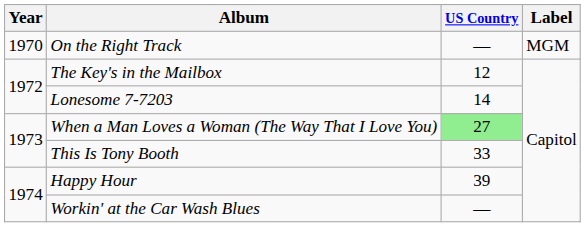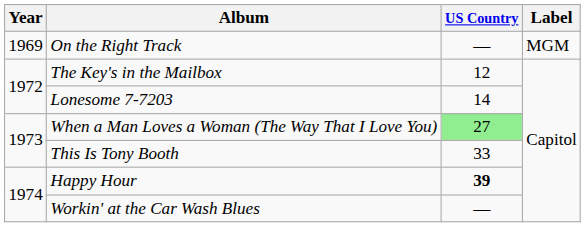(26, 45) 1970 -> (26, 45) 1969
(482, 180) normal -> (482, 180) bold
